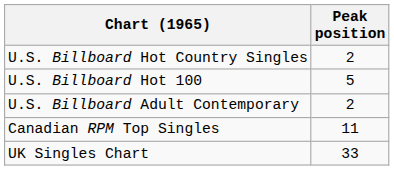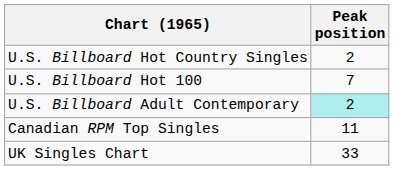(350, 81) 5 -> (350, 81) 7
(350, 105) no background -> (350, 105) paleturquoise background
